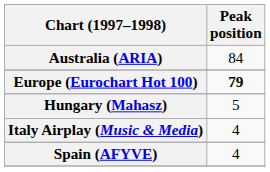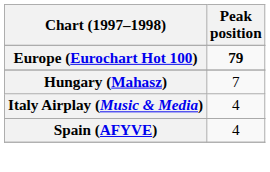- row: (106, 57)
(236, 105) 5 -> (236, 81) 7
